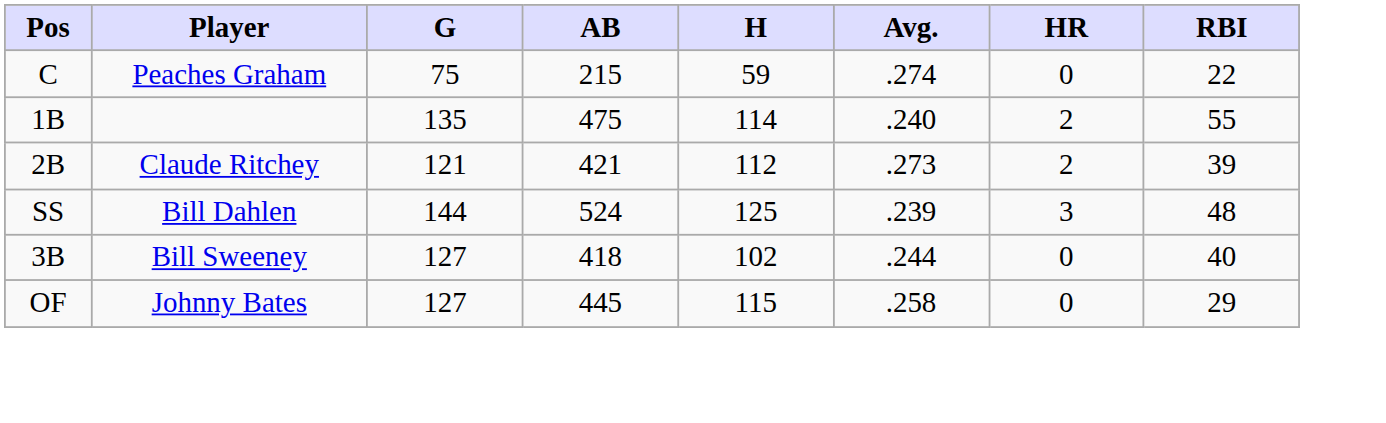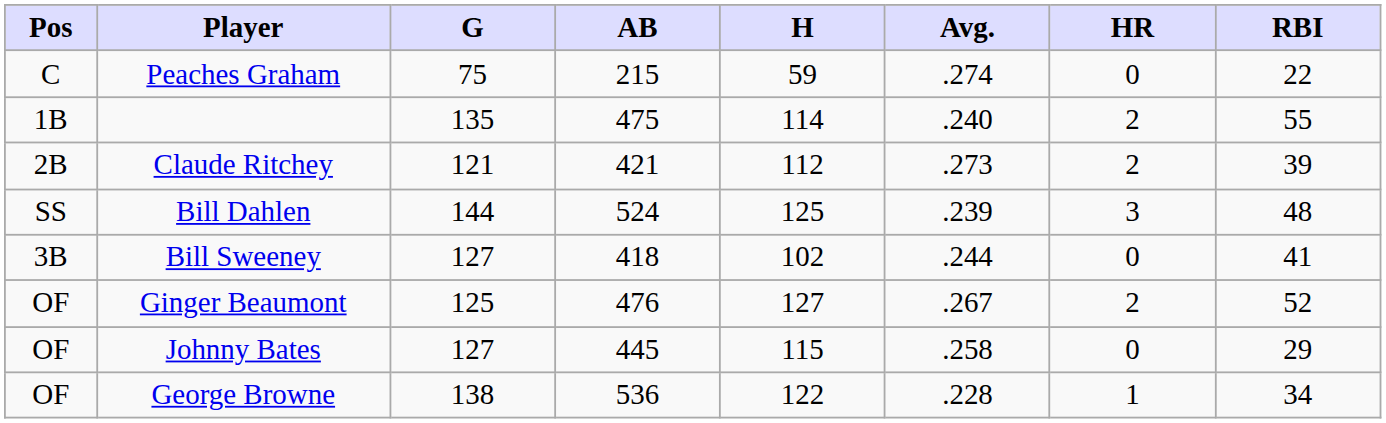(1222, 257) 40 -> (1298, 257) 41
+ row: (243, 303)
+ row: (243, 394)
